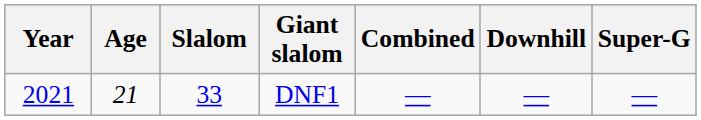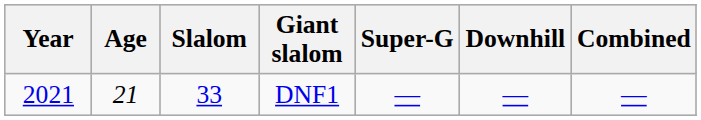columns swapped: (644, 39) <-> (418, 39)
